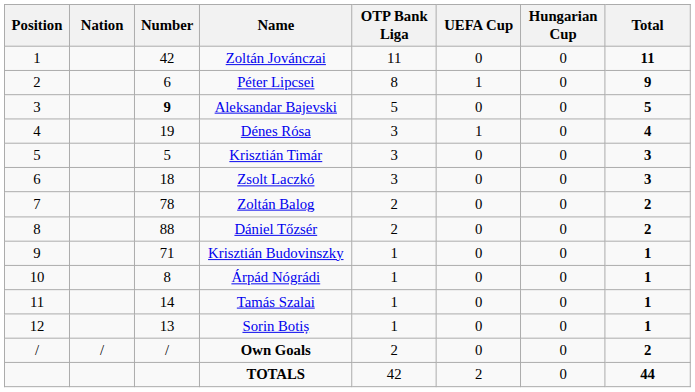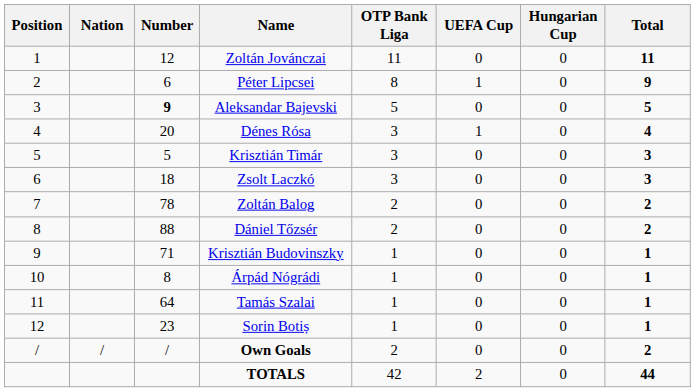(167, 58) 42 -> (167, 58) 12
(167, 131) 19 -> (167, 131) 20
(167, 301) 14 -> (167, 301) 64
(167, 326) 13 -> (167, 326) 23
